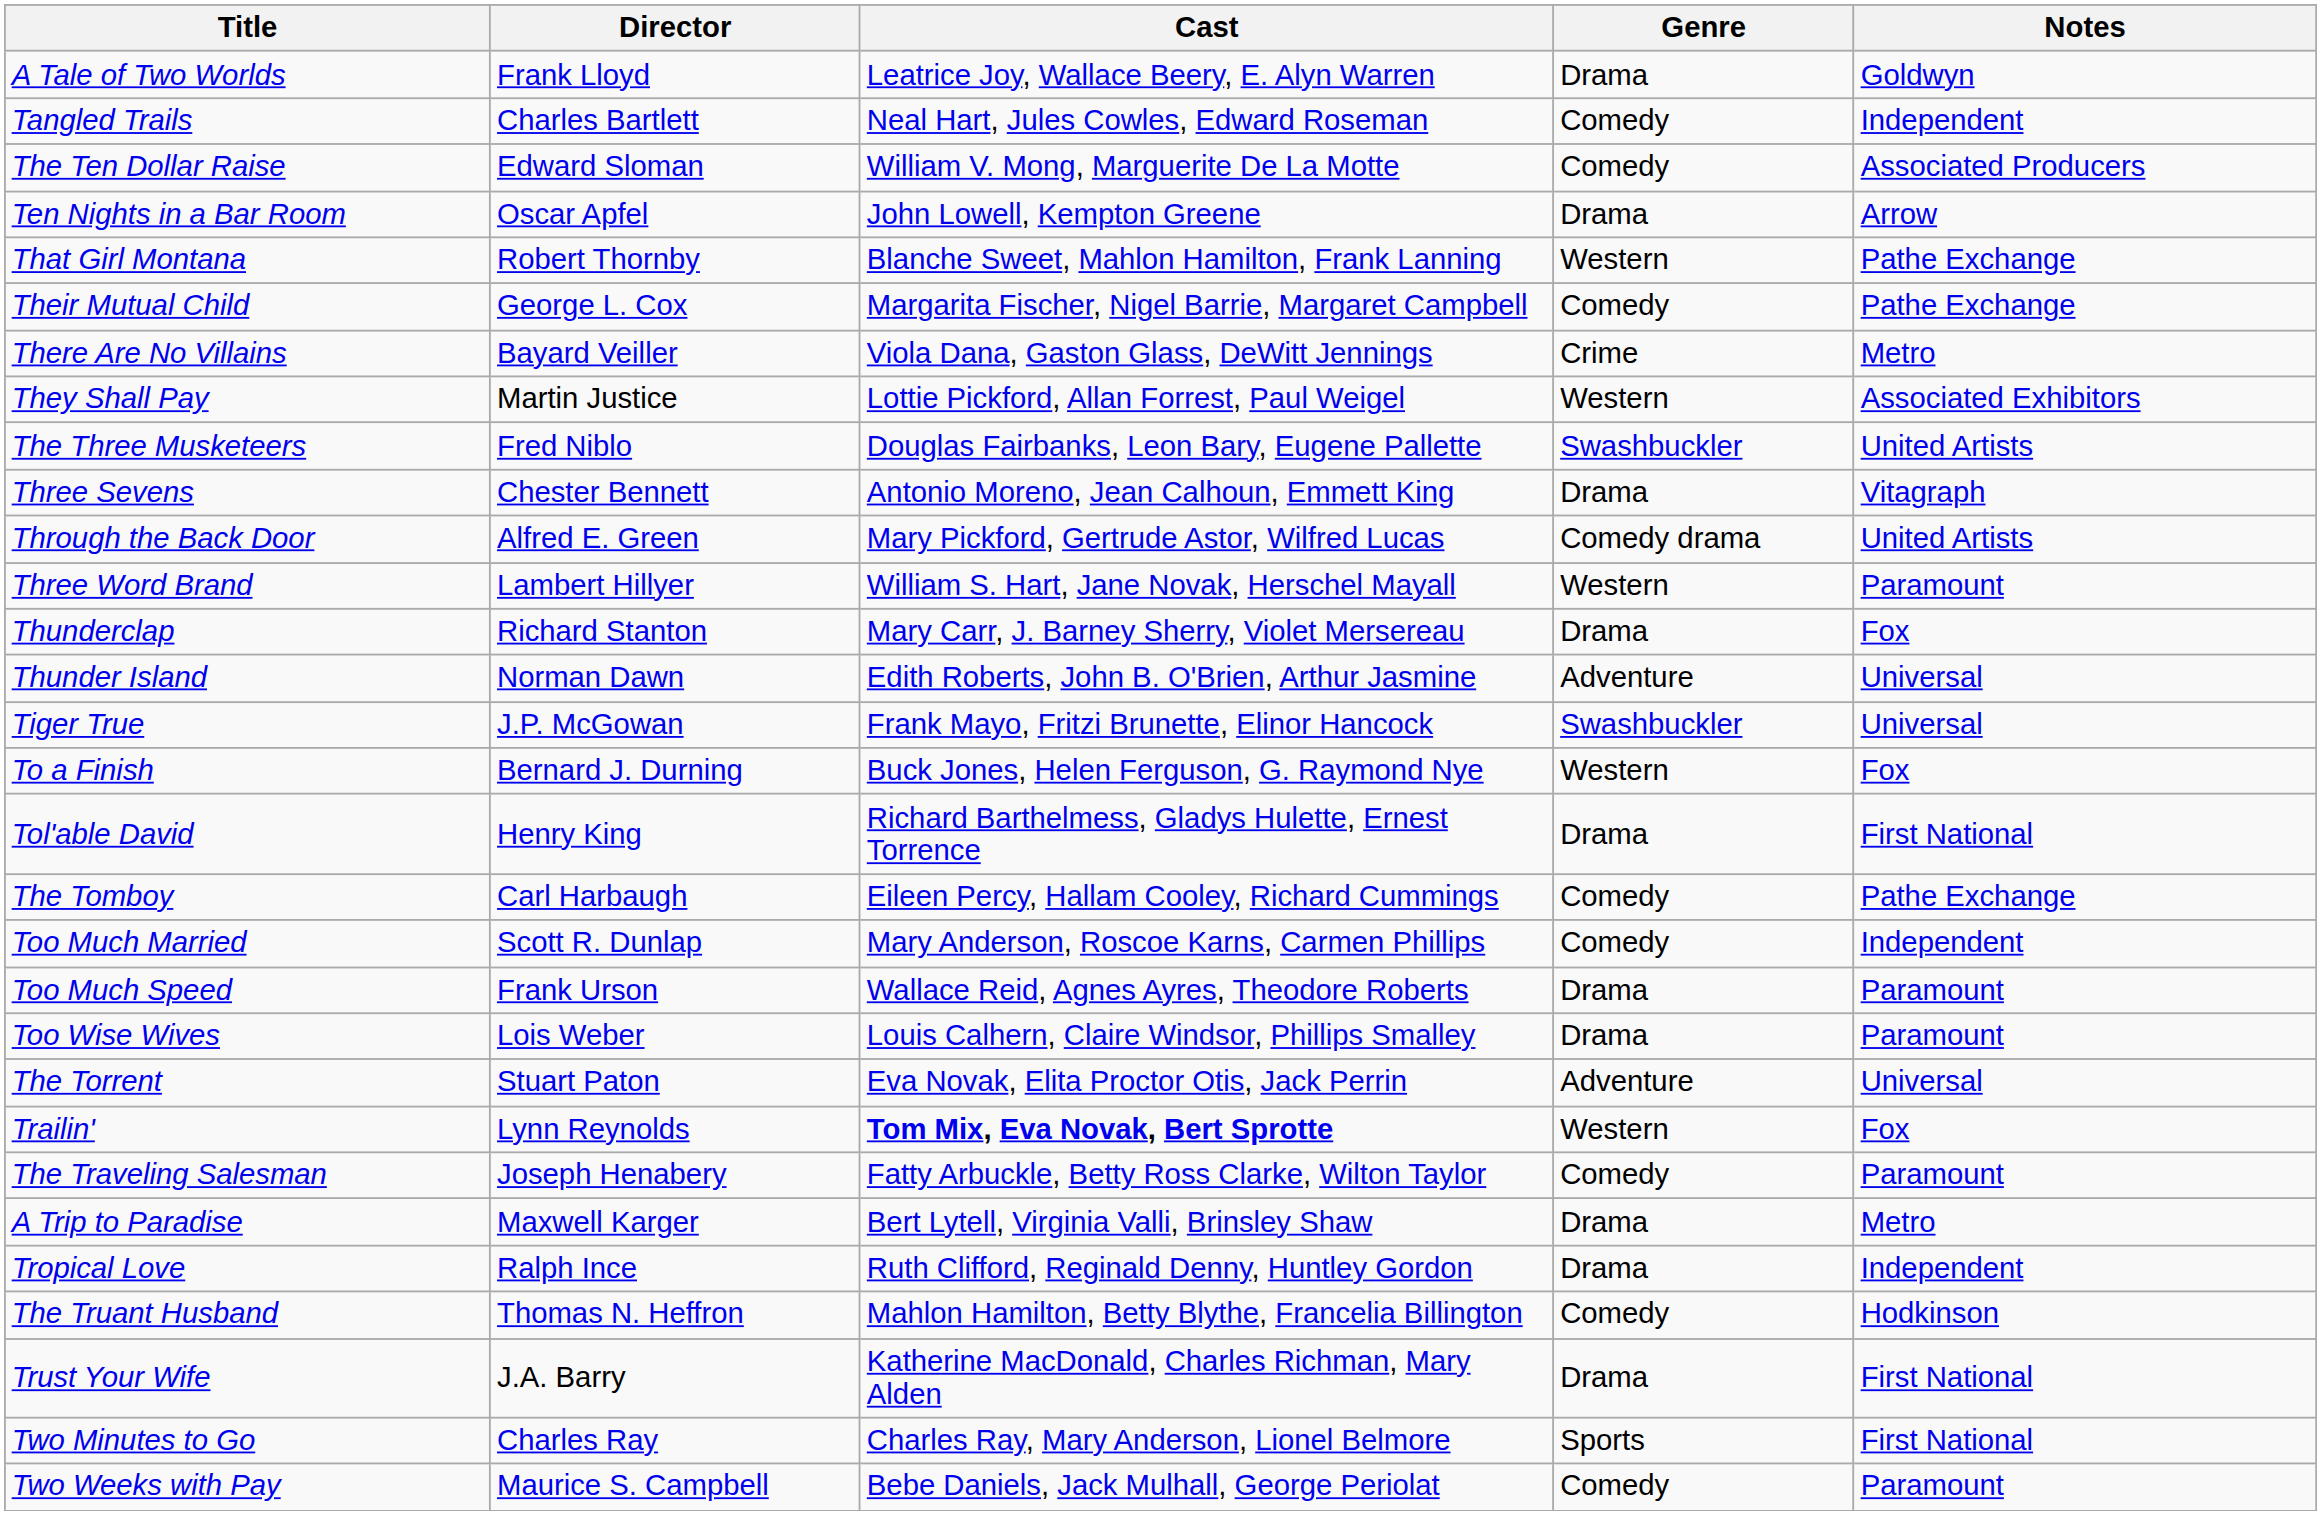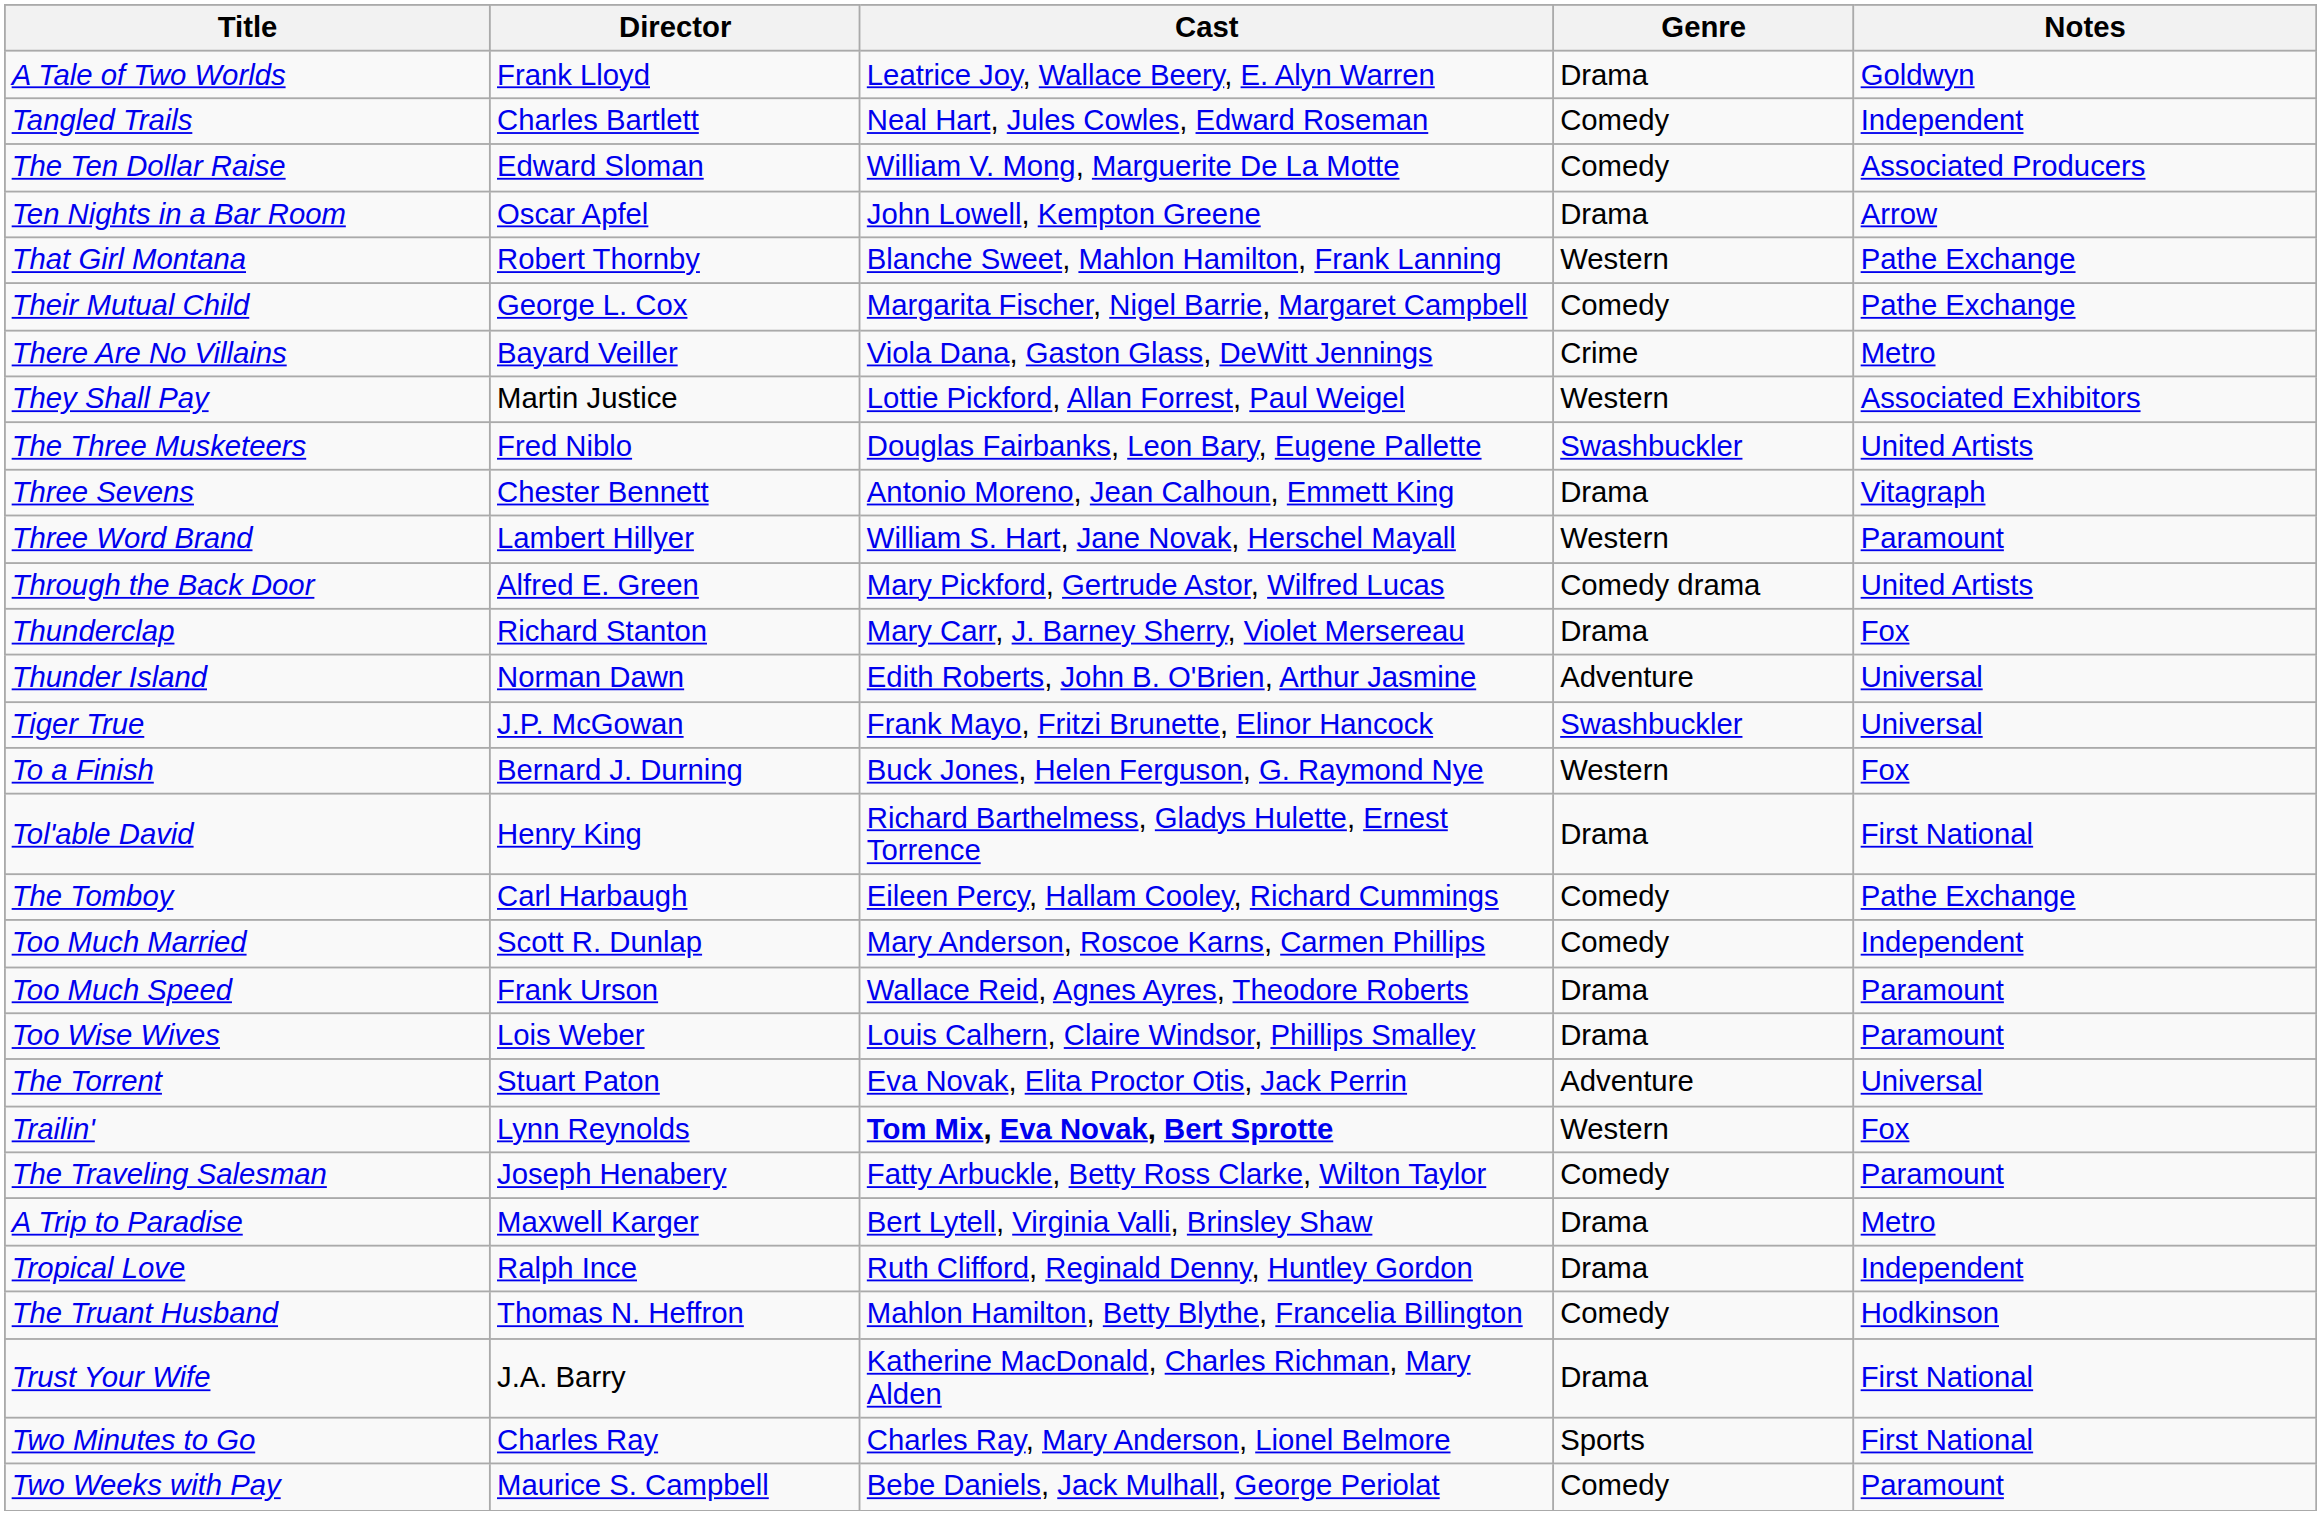rows swapped: (132, 584) <-> (163, 538)
